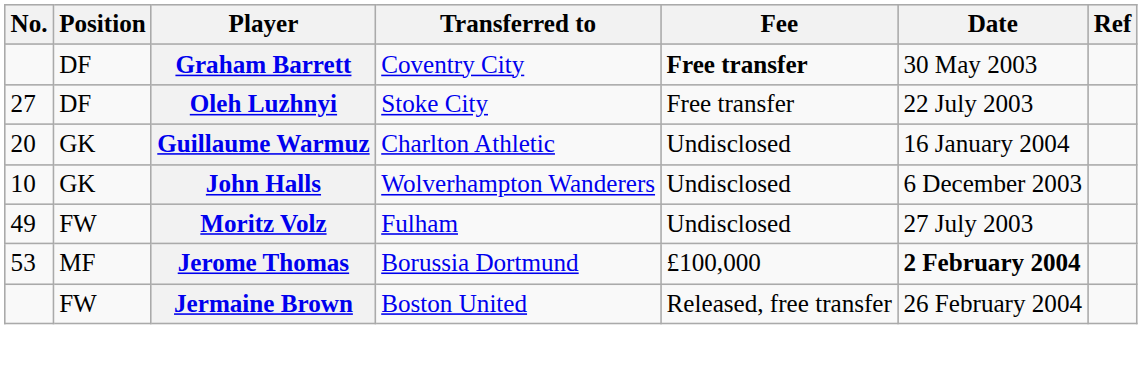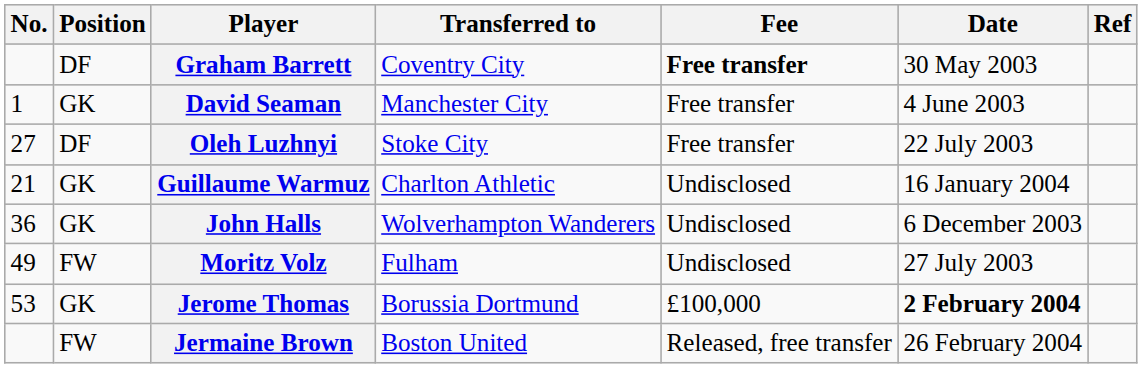+ row: (263, 104)
(23, 143) 20 -> (23, 183) 21
(23, 183) 10 -> (23, 223) 36
(77, 263) MF -> (77, 303) GK
